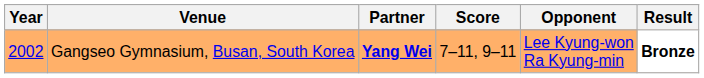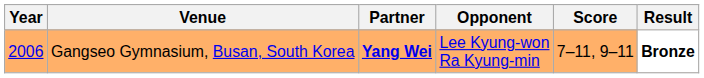columns swapped: (579, 17) <-> (478, 17)
(26, 51) 2002 -> (26, 51) 2006
